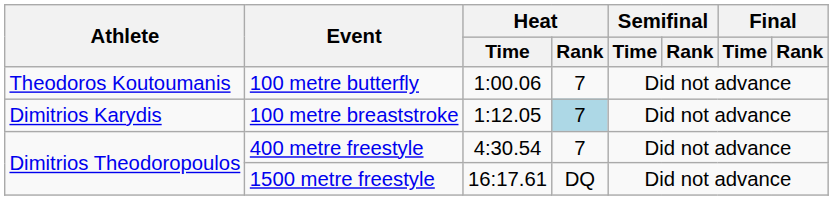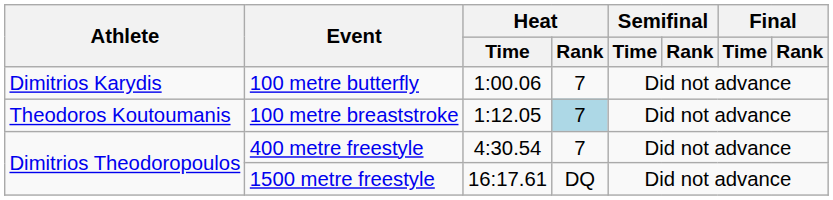(120, 83) Theodoros Koutoumanis -> (86, 83) Dimitrios Karydis
(86, 116) Dimitrios Karydis -> (120, 116) Theodoros Koutoumanis
